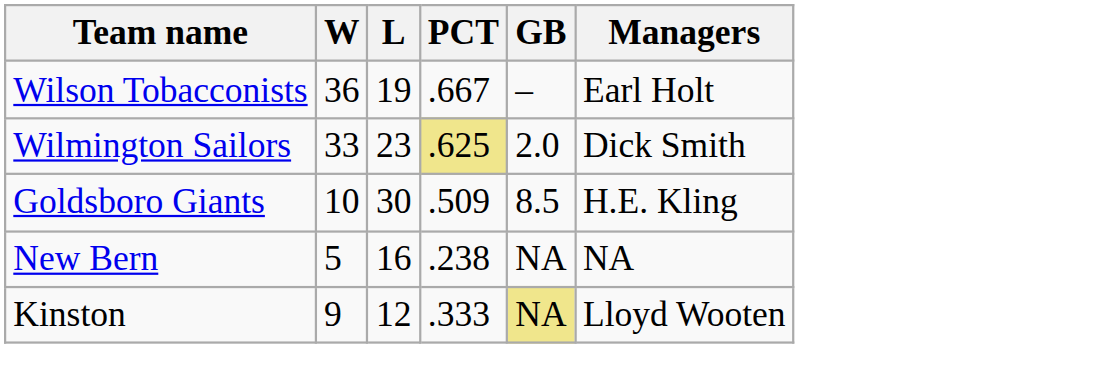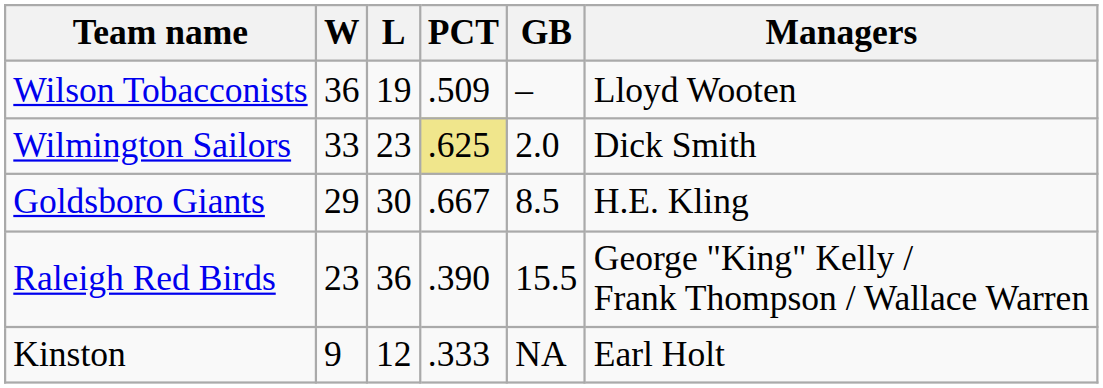(459, 88) .667 -> (459, 88) .509
(649, 88) Earl Holt -> (695, 88) Lloyd Wooten
(342, 201) 10 -> (342, 201) 29
(459, 201) .509 -> (459, 201) .667
+ row: (145, 277)
- row: (86, 257)
(541, 314) khaki background -> (541, 354) no background
(684, 314) Lloyd Wooten -> (659, 354) Earl Holt
